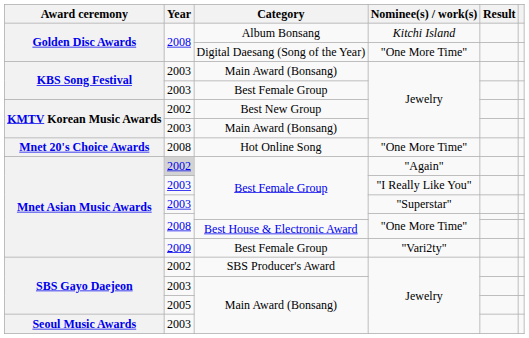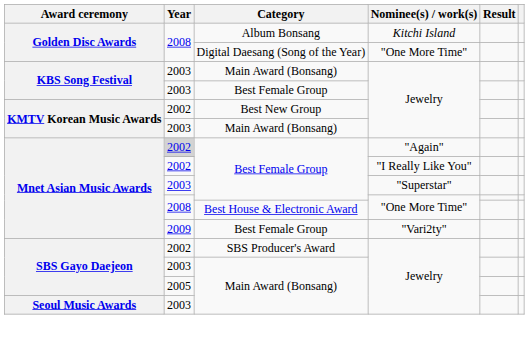- row: (281, 147)
(179, 185) 2003 -> (179, 166) 2002
